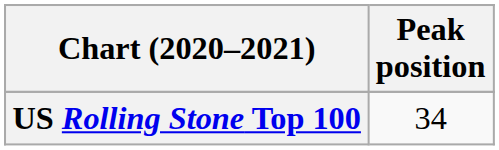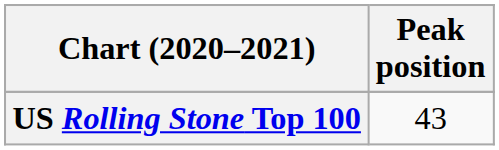(431, 117) 34 -> (431, 117) 43
